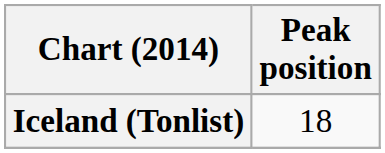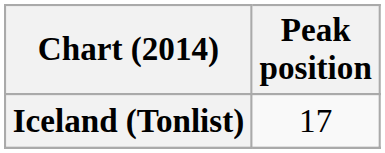(316, 120) 18 -> (316, 120) 17
